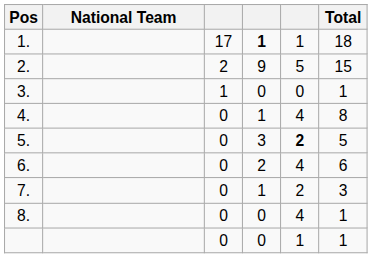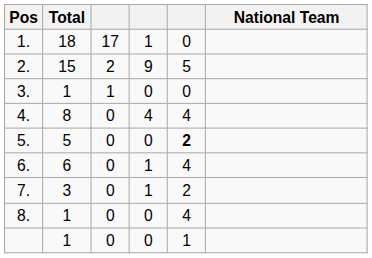columns swapped: (124, 17) <-> (343, 17)
(262, 42) bold -> (148, 42) normal
(300, 42) 1 -> (187, 42) 0
(262, 116) 1 -> (148, 116) 4
(262, 141) 3 -> (148, 141) 0
(262, 166) 2 -> (148, 166) 1
